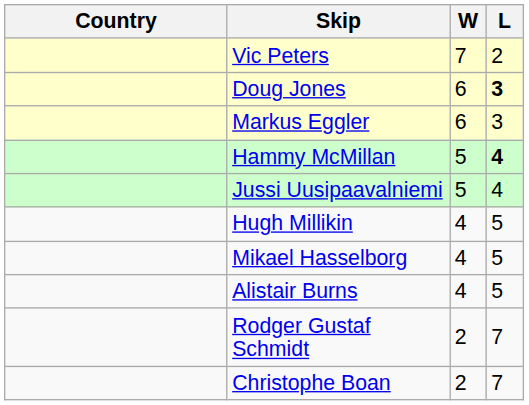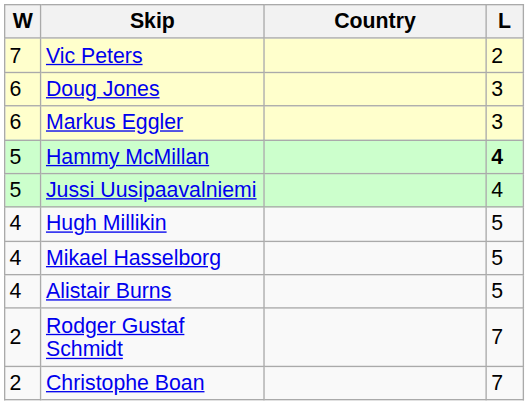columns swapped: (116, 21) <-> (468, 21)
(497, 88) bold -> (497, 88) normal
